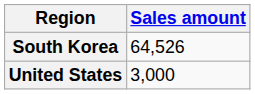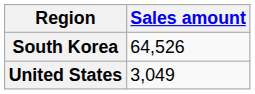(153, 74) 3,000 -> (153, 74) 3,049
